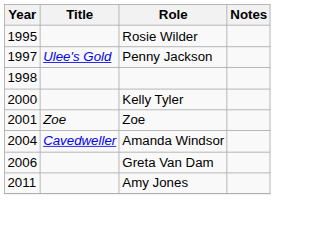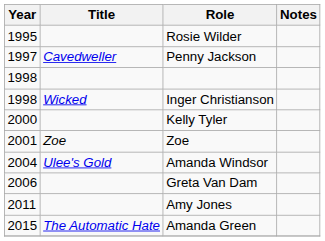(77, 57) Ulee's Gold -> (80, 57) Cavedweller
+ row: (22, 99)
(80, 141) Cavedweller -> (77, 162) Ulee's Gold
+ row: (22, 225)
